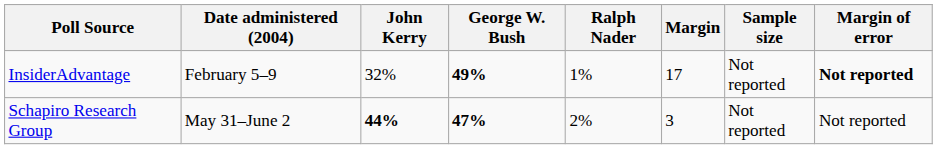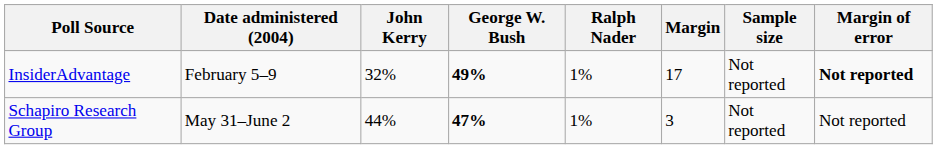(382, 120) bold -> (380, 120) normal
(581, 120) 2% -> (581, 120) 1%
